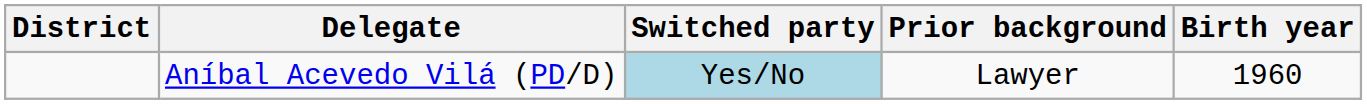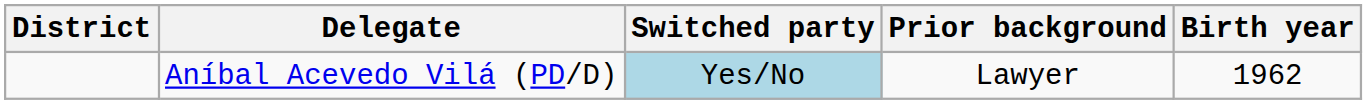(1268, 76) 1960 -> (1268, 76) 1962
